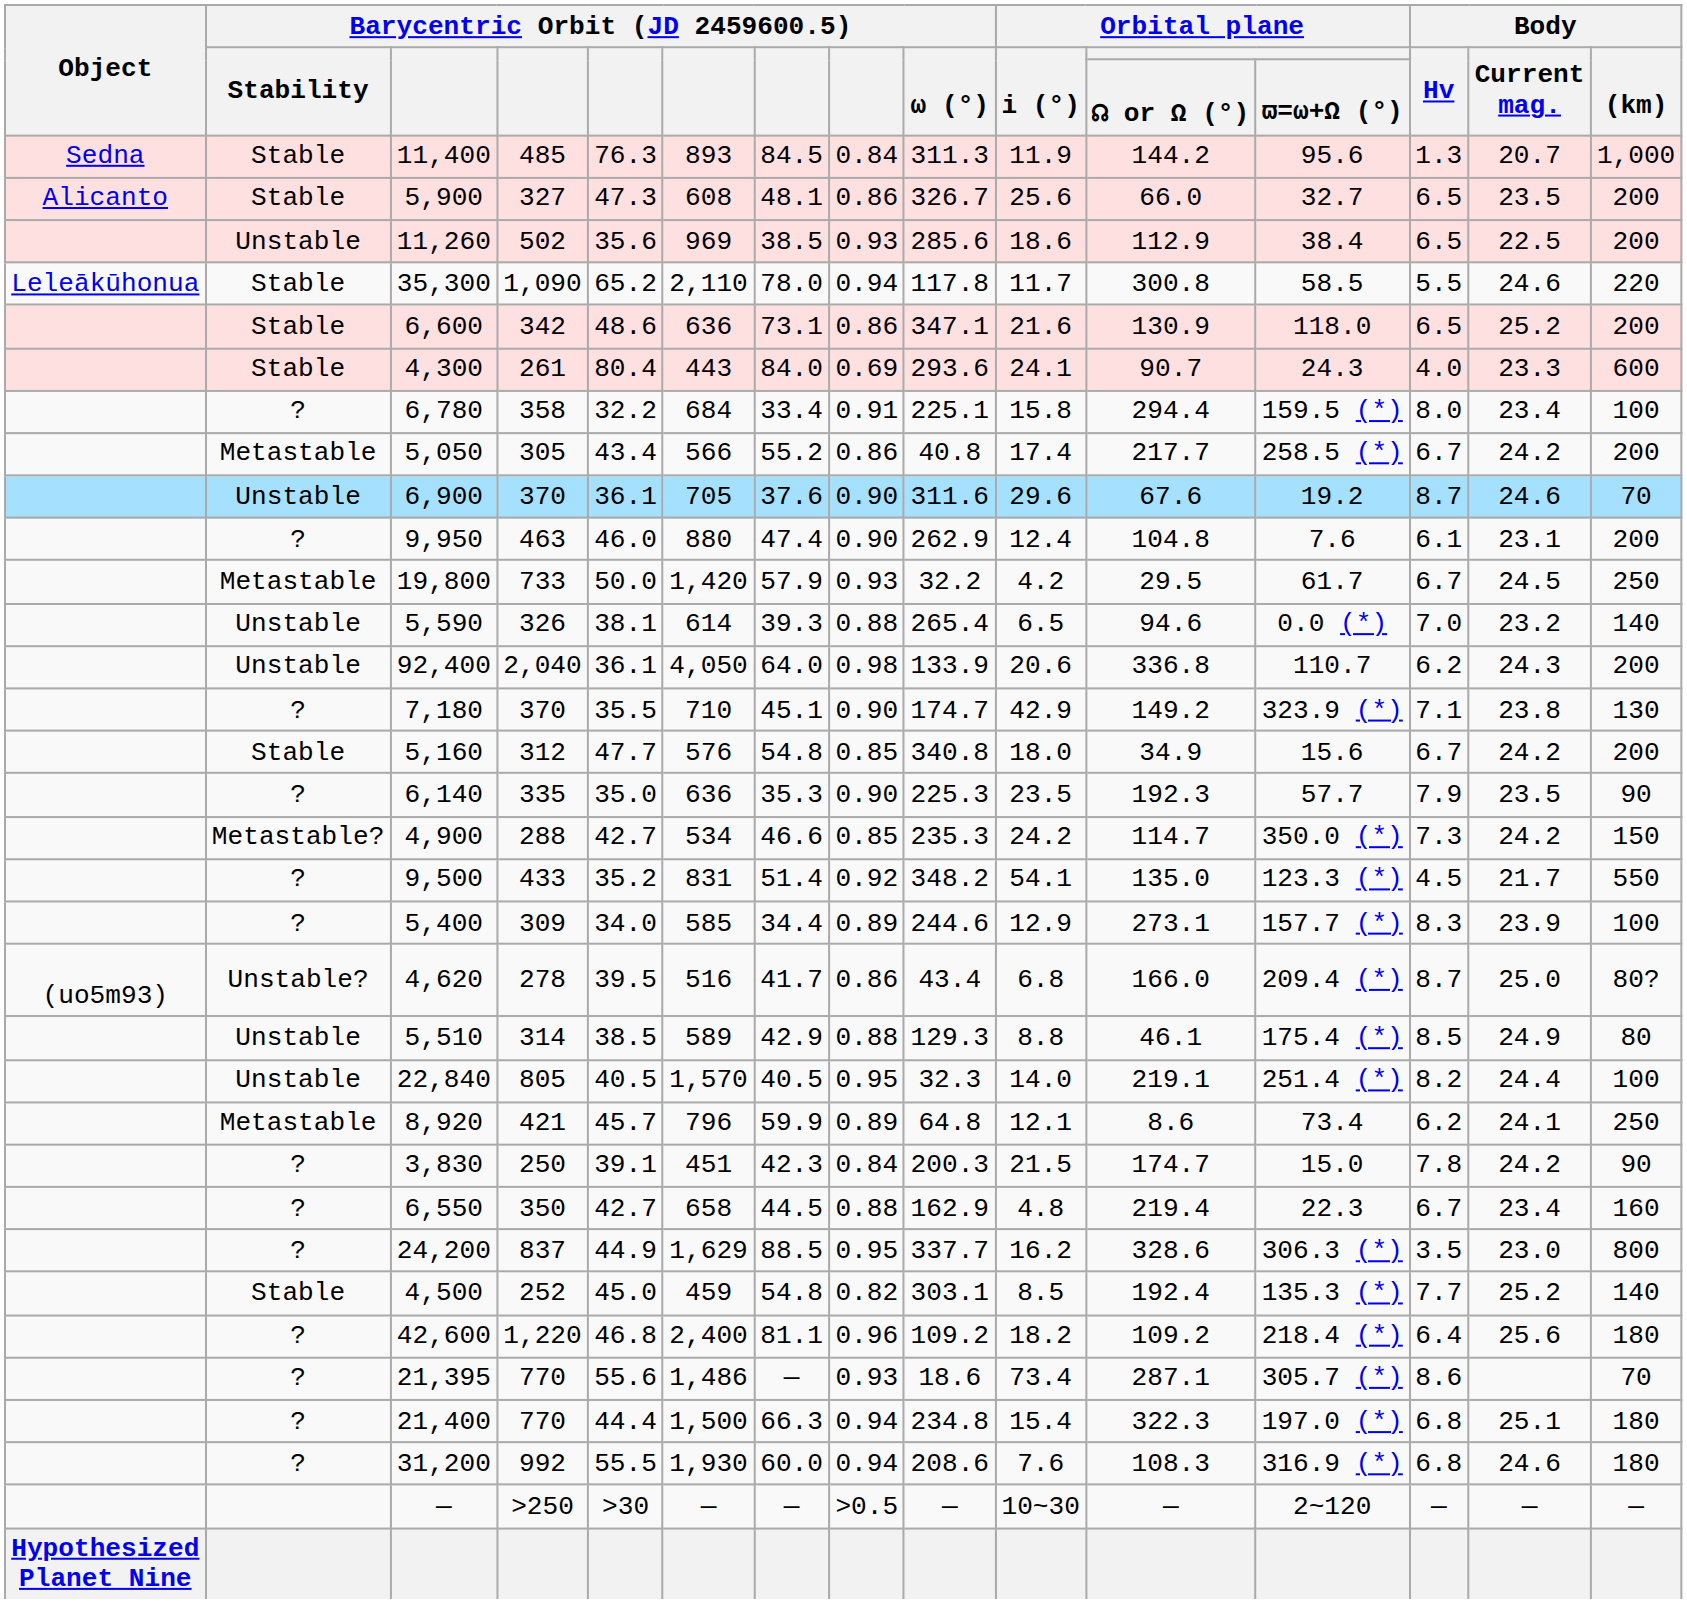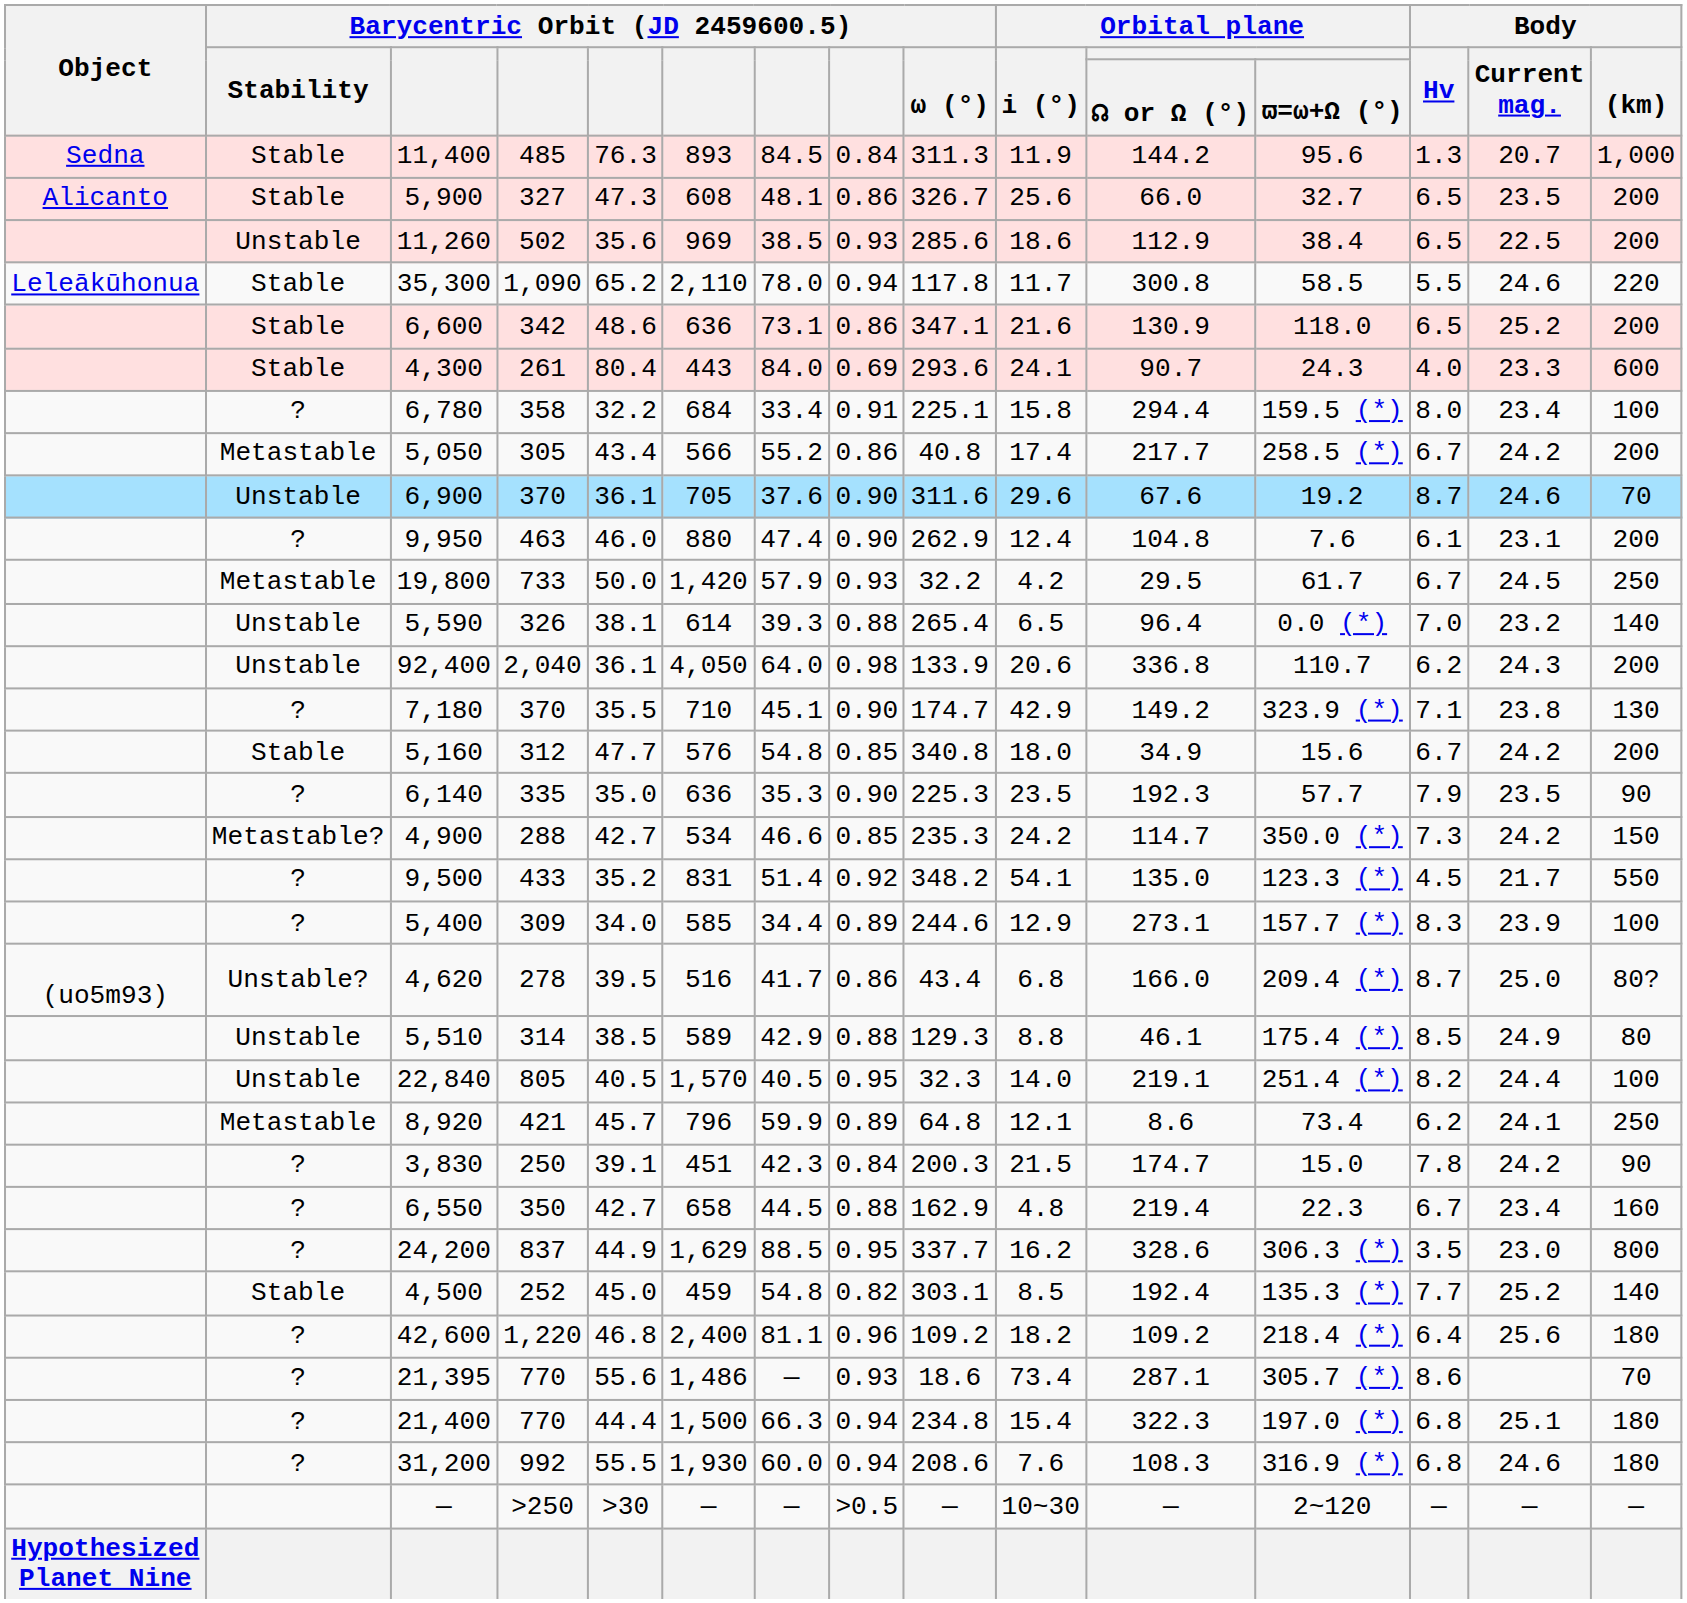(1171, 625) 94.6 -> (1171, 625) 96.4
